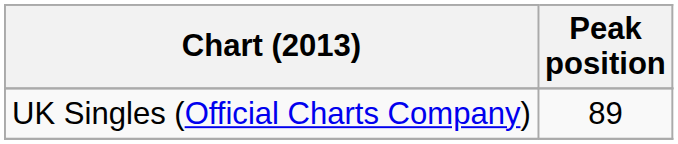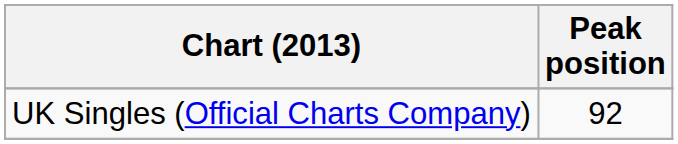(605, 113) 89 -> (605, 113) 92
